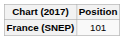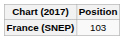(98, 27) 101 -> (98, 27) 103
